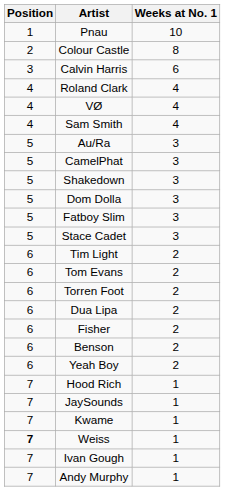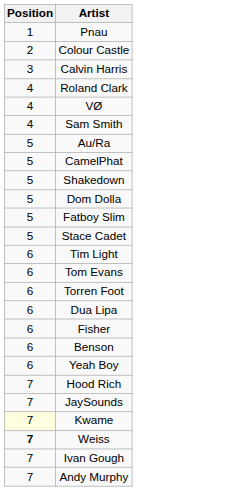- column: (176, 13)
(30, 421) no background -> (30, 421) lightyellow background
